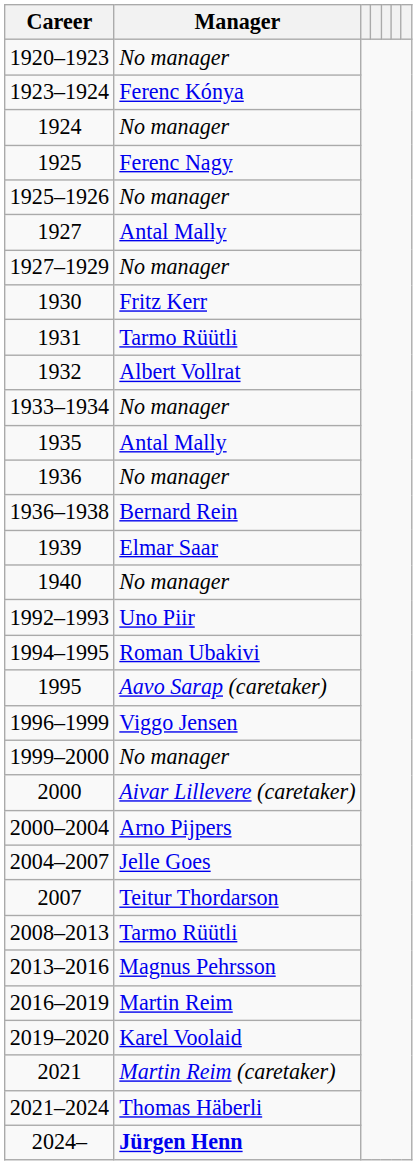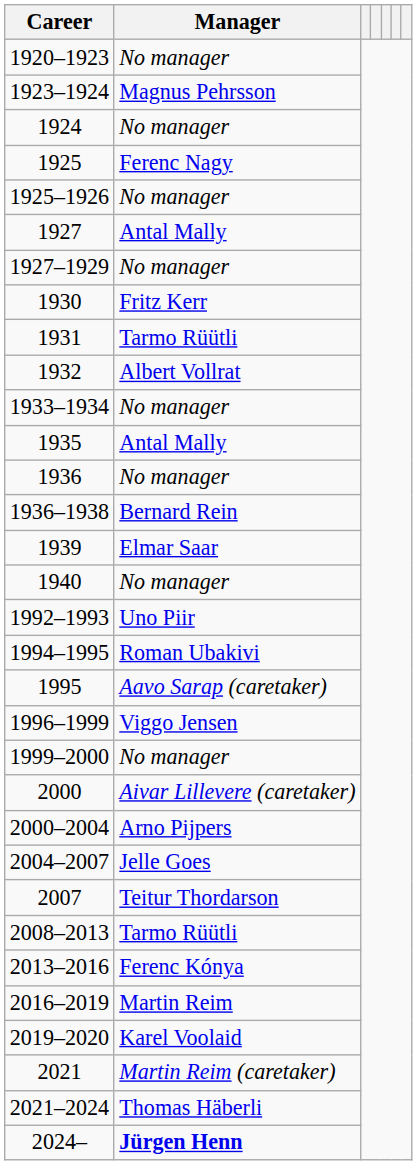(182, 92) Ferenc Kónya -> (198, 92) Magnus Pehrsson
(198, 967) Magnus Pehrsson -> (182, 967) Ferenc Kónya
